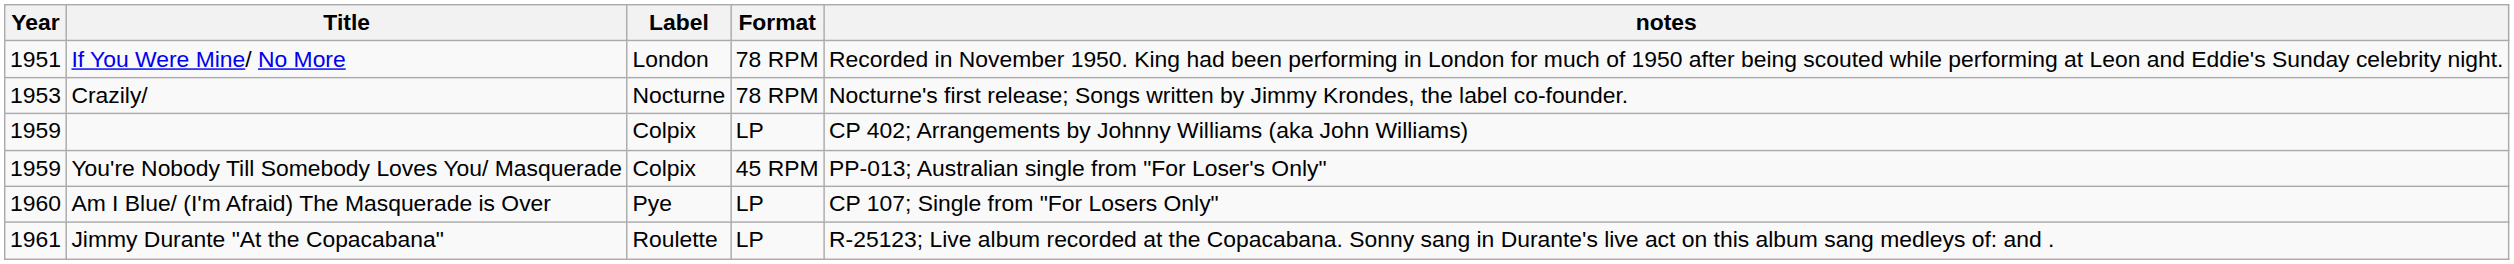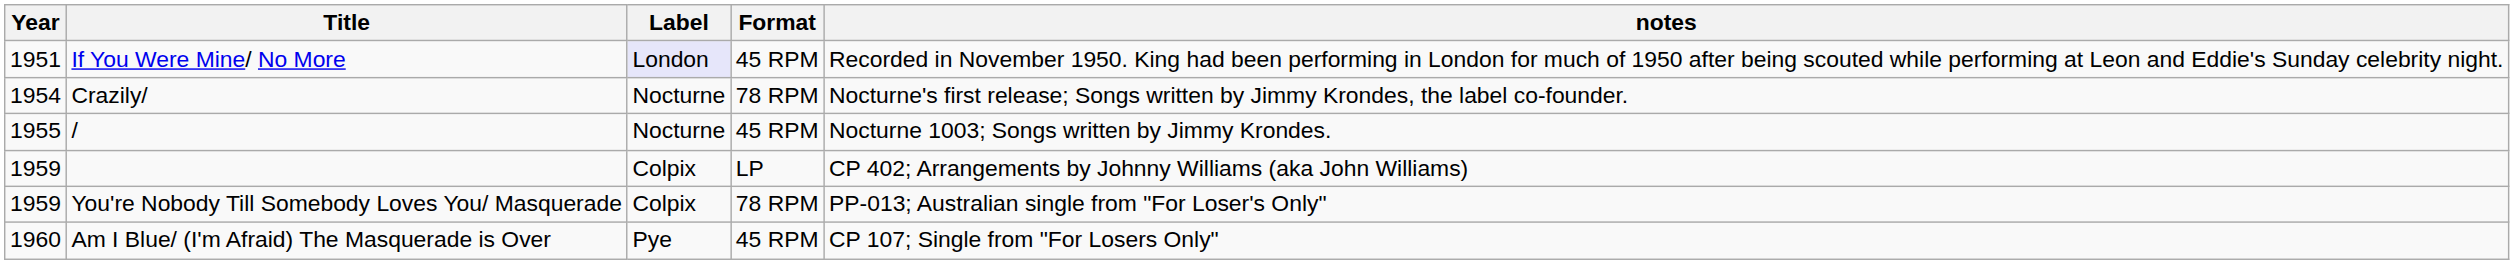(671, 58) no background -> (671, 58) lavender background
(777, 58) 78 RPM -> (777, 58) 45 RPM
(35, 95) 1953 -> (35, 95) 1954
+ row: (75, 131)
(777, 167) 45 RPM -> (777, 204) 78 RPM
(750, 204) LP -> (777, 240) 45 RPM
- row: (258, 240)
